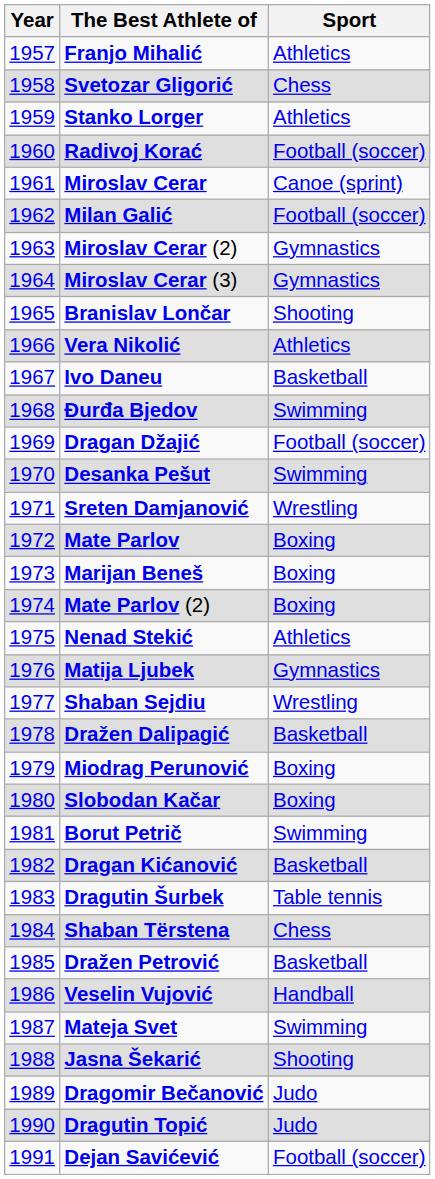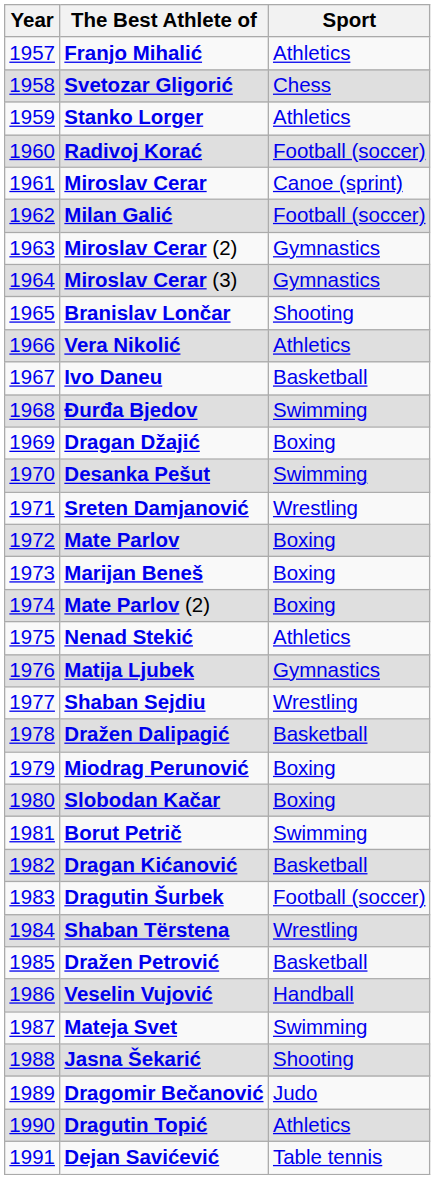(349, 442) Football (soccer) -> (304, 442) Boxing
(328, 897) Table tennis -> (349, 897) Football (soccer)
(302, 930) Chess -> (315, 930) Wrestling
(295, 1125) Judo -> (312, 1125) Athletics
(349, 1157) Football (soccer) -> (328, 1157) Table tennis
